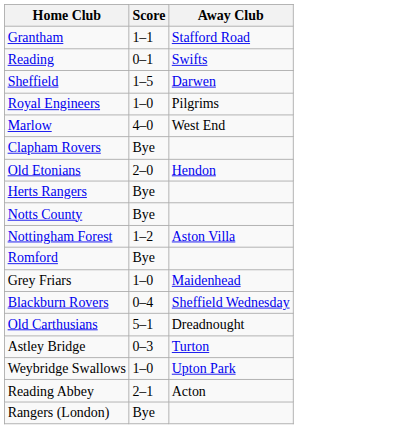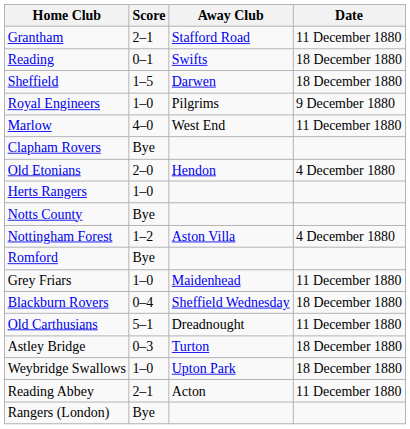+ column: (349, 15)
(143, 37) 1–1 -> (143, 37) 2–1
(144, 192) Bye -> (143, 192) 1–0
